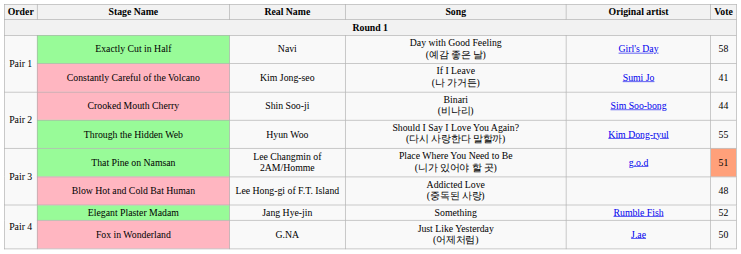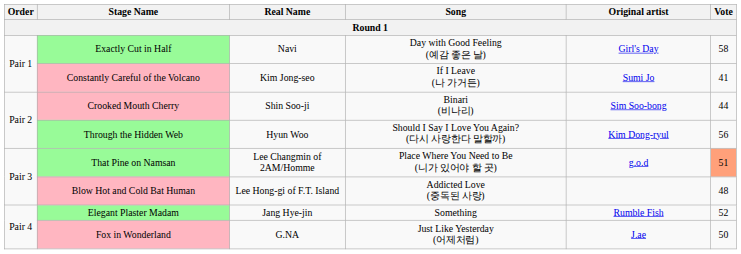(723, 134) 55 -> (723, 134) 56
